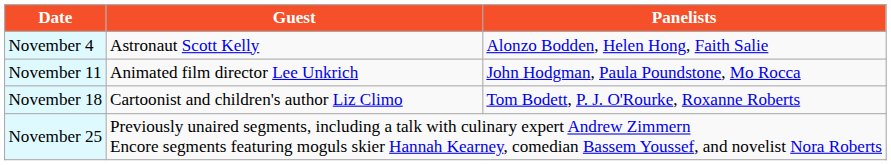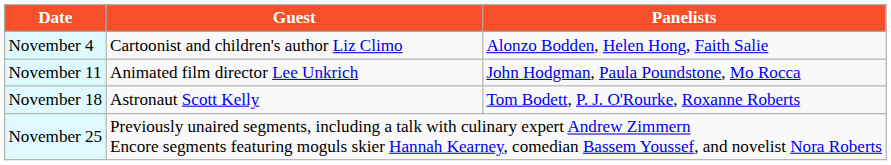(185, 45) Astronaut Scott Kelly -> (256, 45) Cartoonist and children's author Liz Climo
(256, 99) Cartoonist and children's author Liz Climo -> (185, 99) Astronaut Scott Kelly
